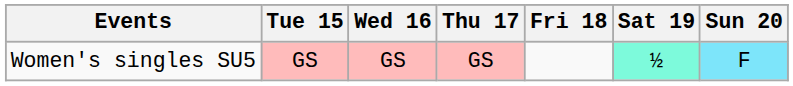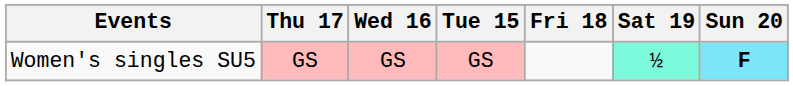columns swapped: (305, 23) <-> (481, 23)
(744, 60) normal -> (744, 60) bold
